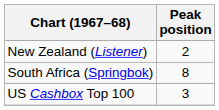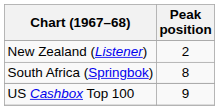(186, 94) 3 -> (186, 94) 9
